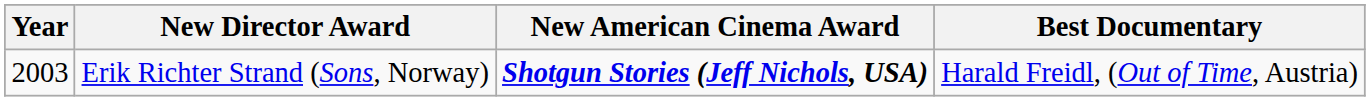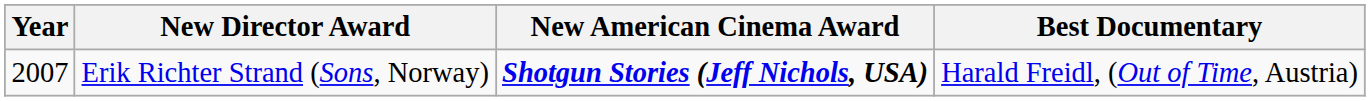(40, 72) 2003 -> (40, 72) 2007
